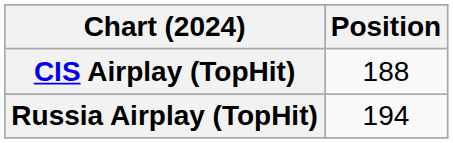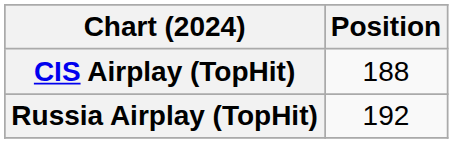(386, 115) 194 -> (386, 115) 192
